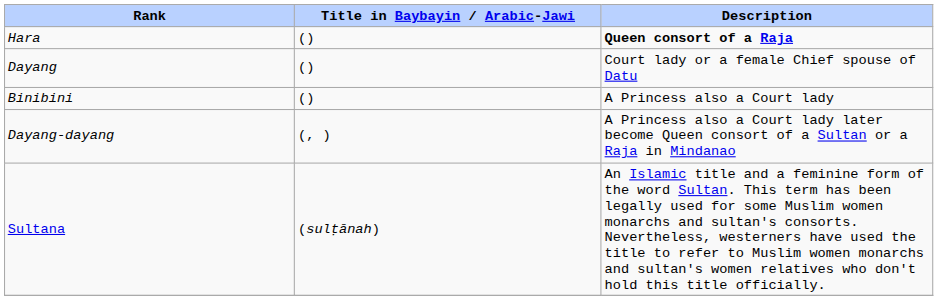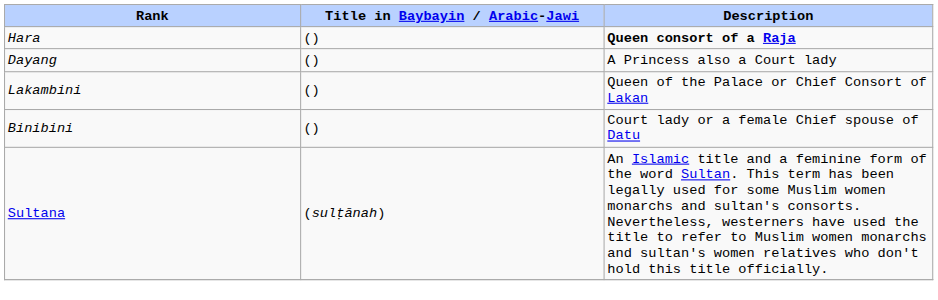(760, 68) Court lady or a female Chief spouse of Datu -> (722, 60) A Princess also a Court lady
+ row: (45, 90)
(719, 98) A Princess also a Court lady -> (763, 128) Court lady or a female Chief spouse of Datu
- row: (61, 136)
